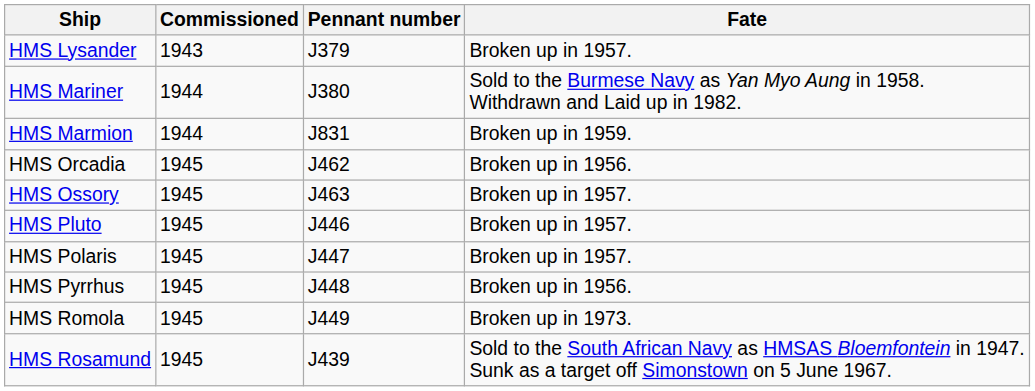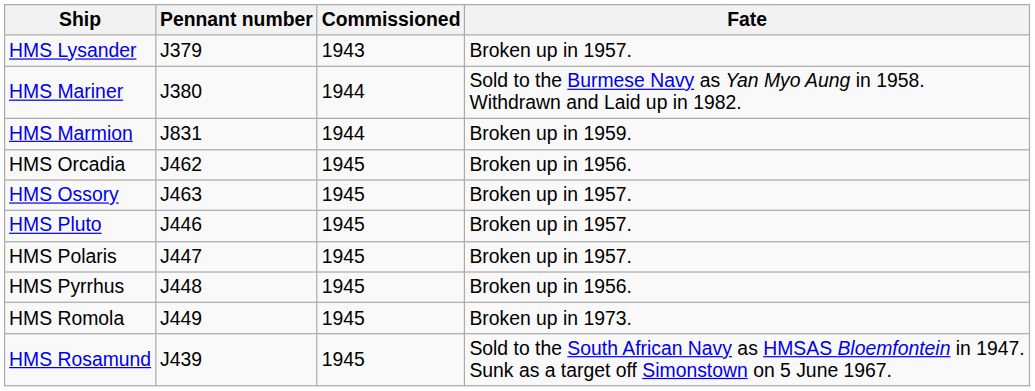columns swapped: (384, 19) <-> (229, 19)
